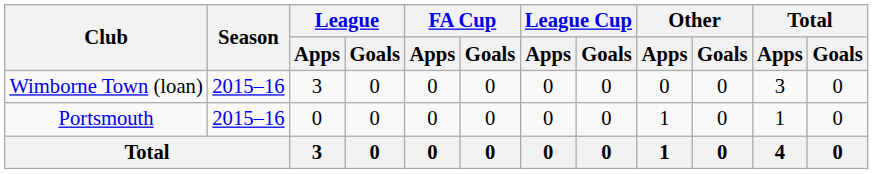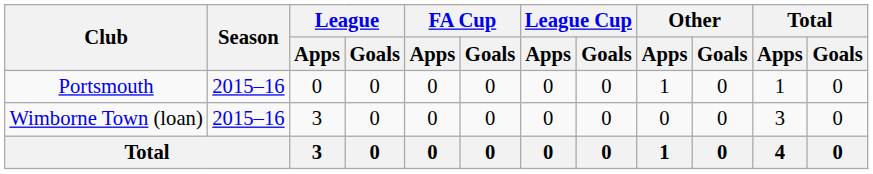rows swapped: (106, 119) <-> (106, 86)
